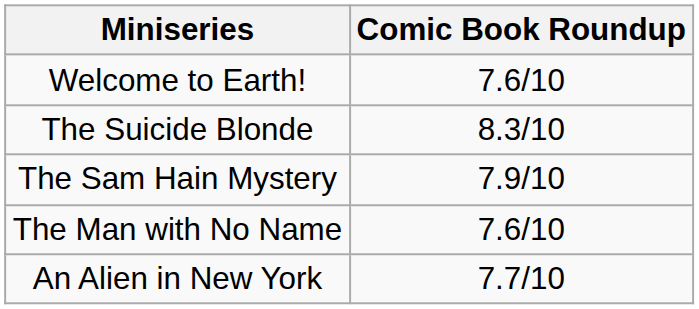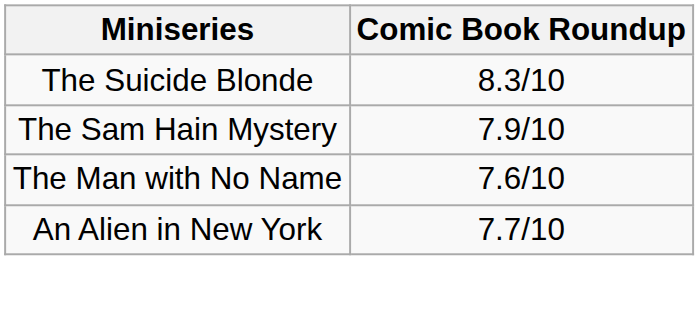- row: (177, 79)
